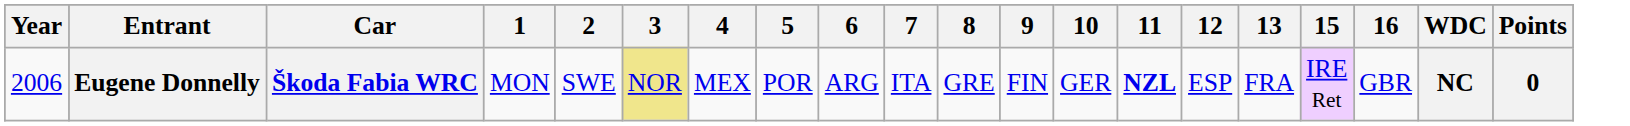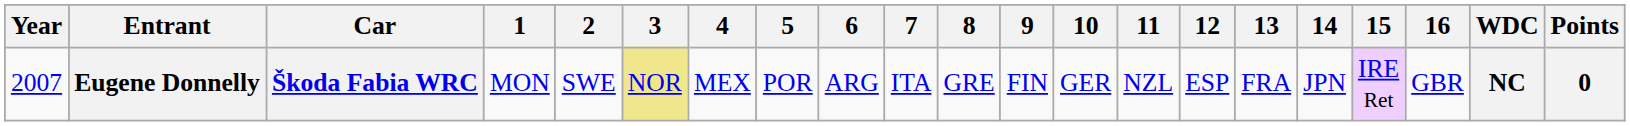+ column: (1325, 26)
(37, 83) 2006 -> (37, 83) 2007
(1150, 83) bold -> (1148, 83) normal
